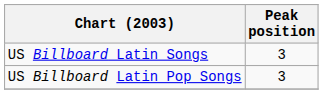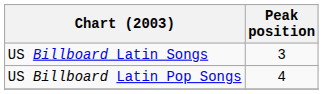(282, 77) 3 -> (282, 77) 4
